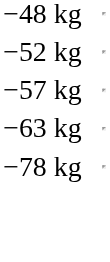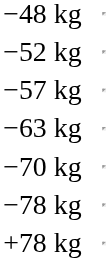+ row: (42, 166)
+ row: (42, 243)
